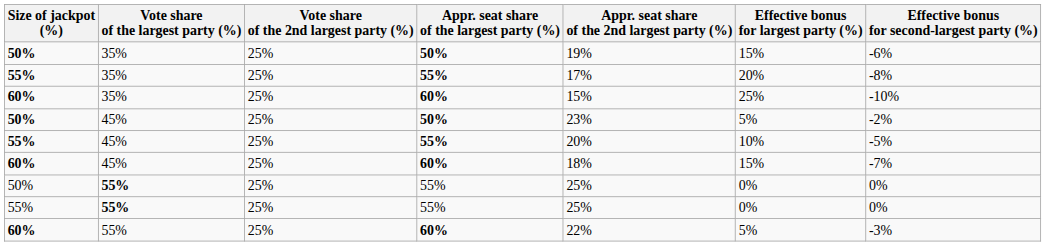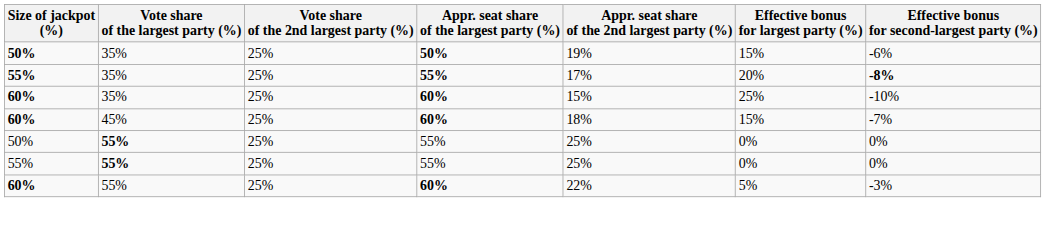(881, 75) normal -> (882, 75) bold
- row: (22, 119)
- row: (22, 141)
